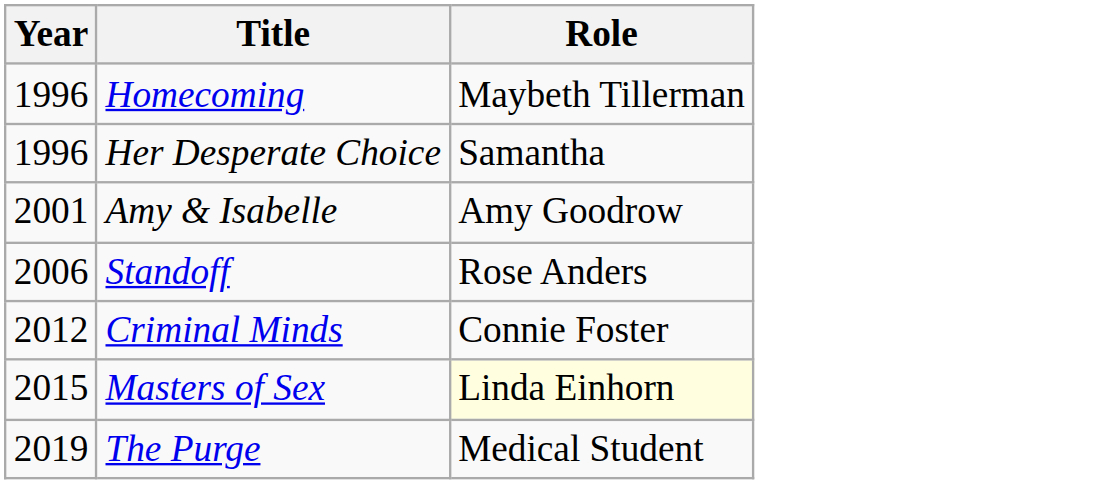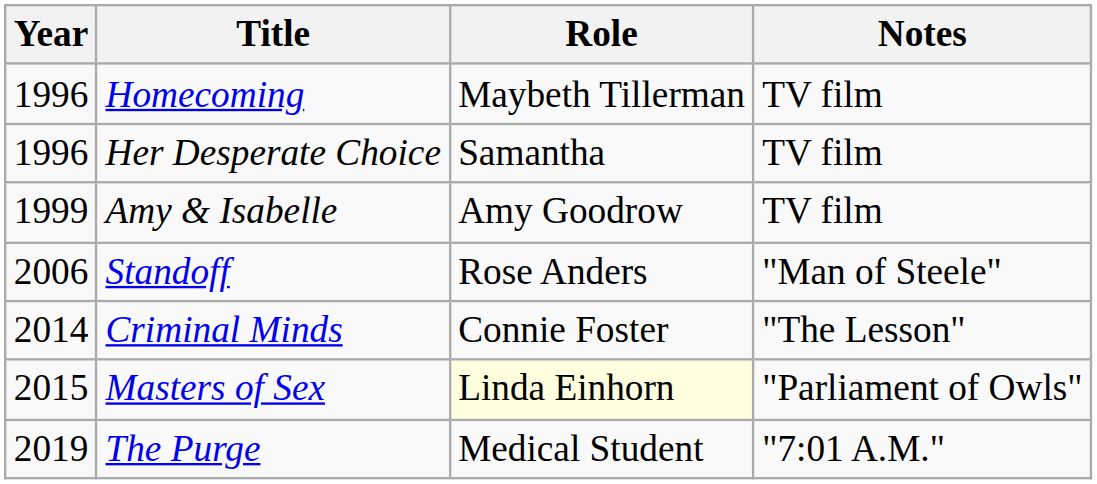+ column: (922, 34)
(51, 211) 2001 -> (51, 211) 1999
(51, 329) 2012 -> (51, 329) 2014
